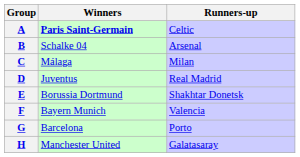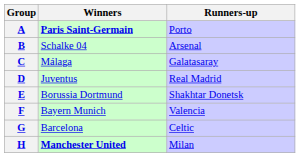(182, 29) Celtic -> (180, 29) Porto
(182, 62) Milan -> (194, 62) Galatasaray
(180, 128) Porto -> (182, 128) Celtic
(81, 144) normal -> (83, 144) bold
(194, 144) Galatasaray -> (182, 144) Milan
